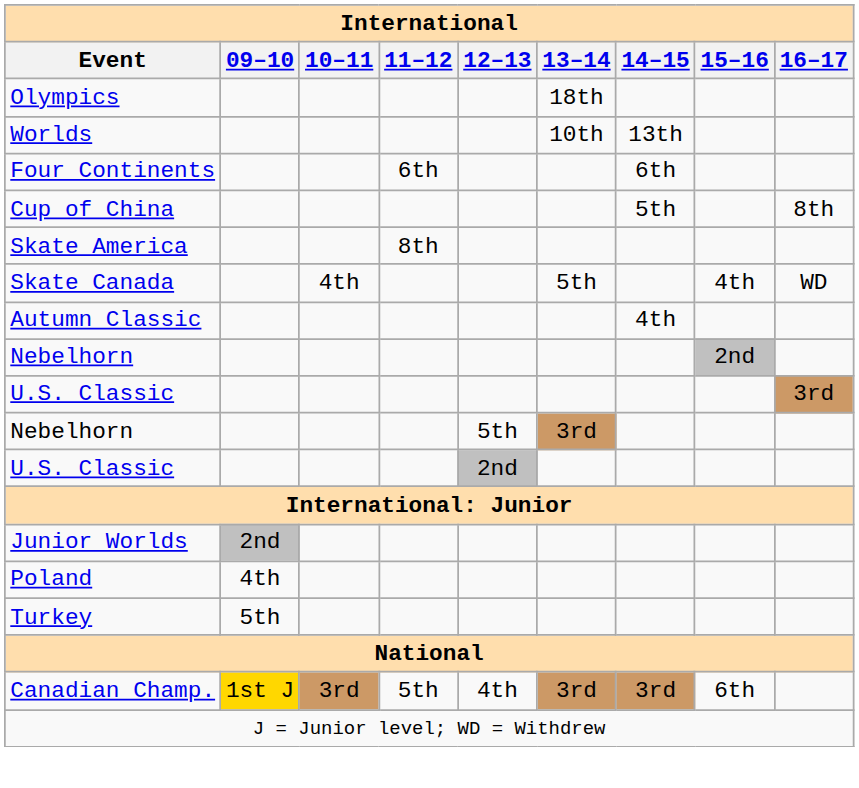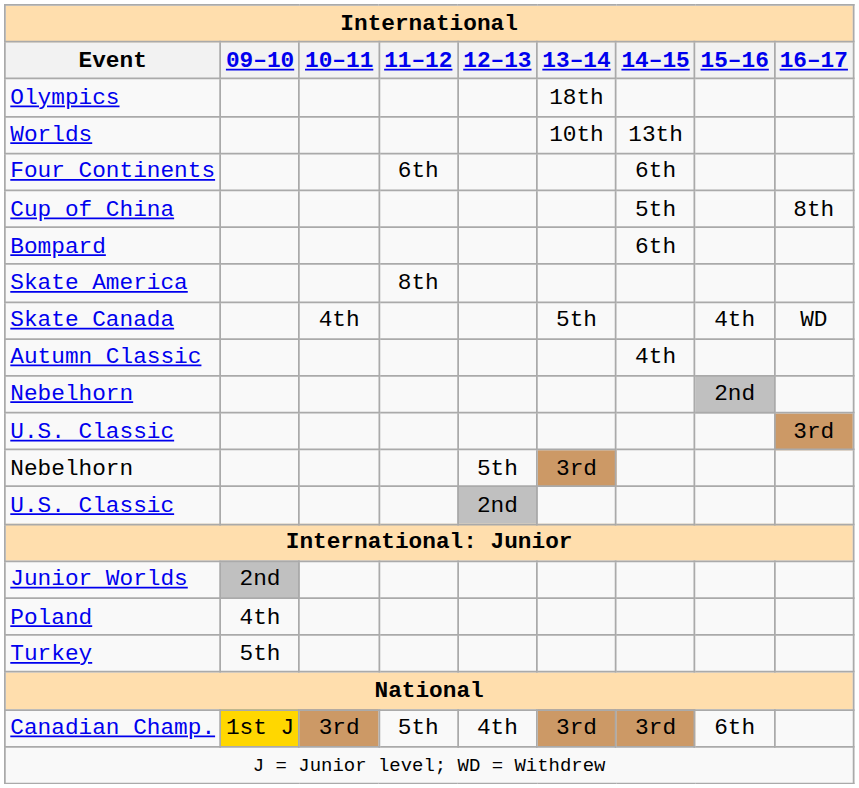+ row: (58, 246)
